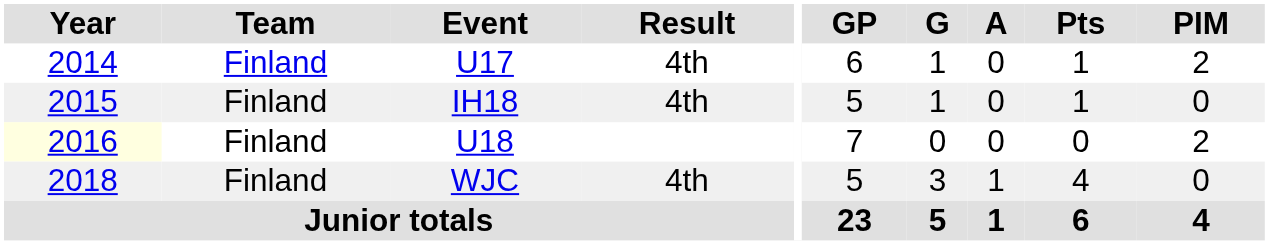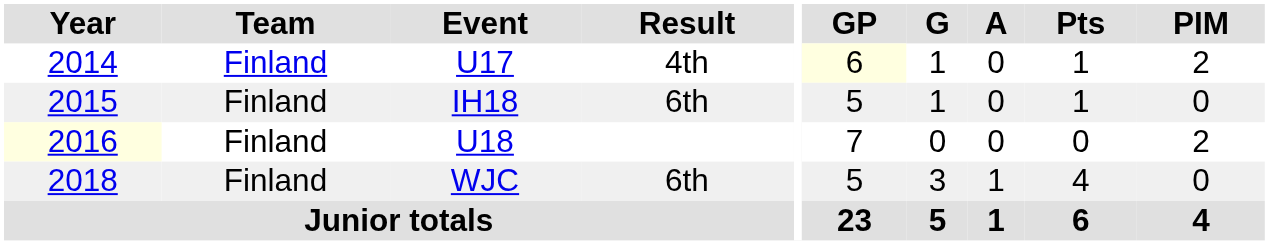(855, 62) no background -> (855, 62) lightyellow background
(687, 102) 4th -> (687, 102) 6th
(687, 180) 4th -> (687, 180) 6th
